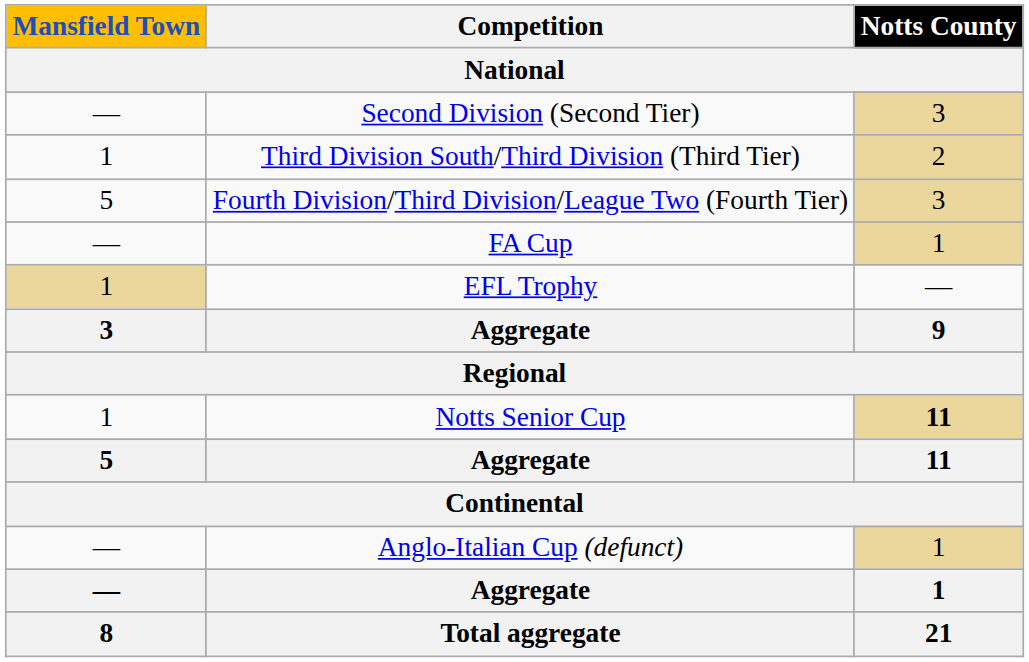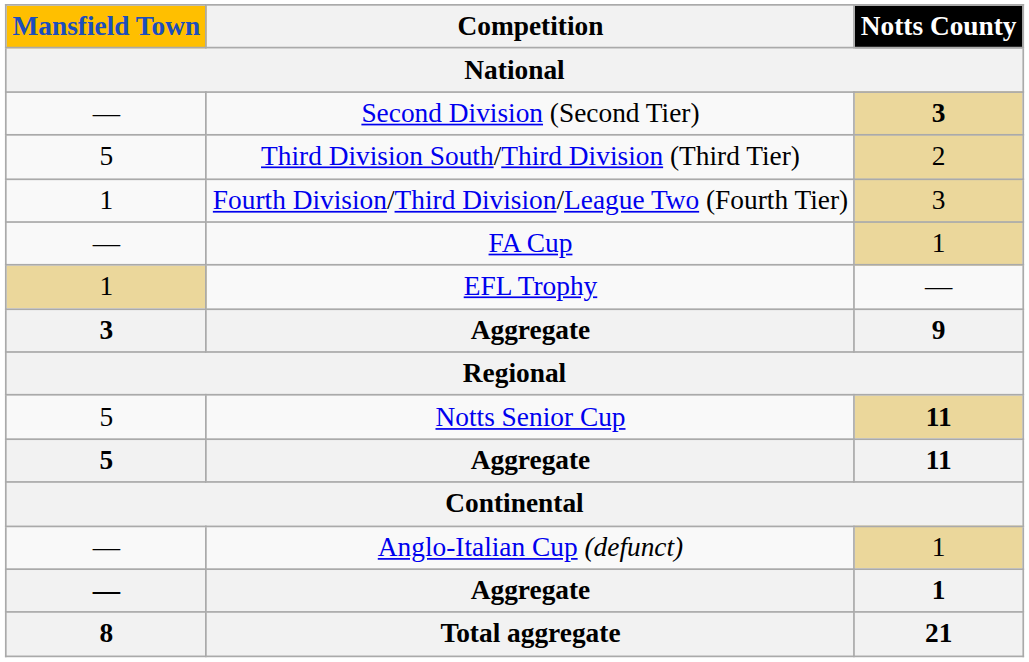(939, 112) normal -> (939, 112) bold
(106, 156) 1 -> (106, 156) 5
(106, 199) 5 -> (106, 199) 1
(106, 416) 1 -> (106, 416) 5
